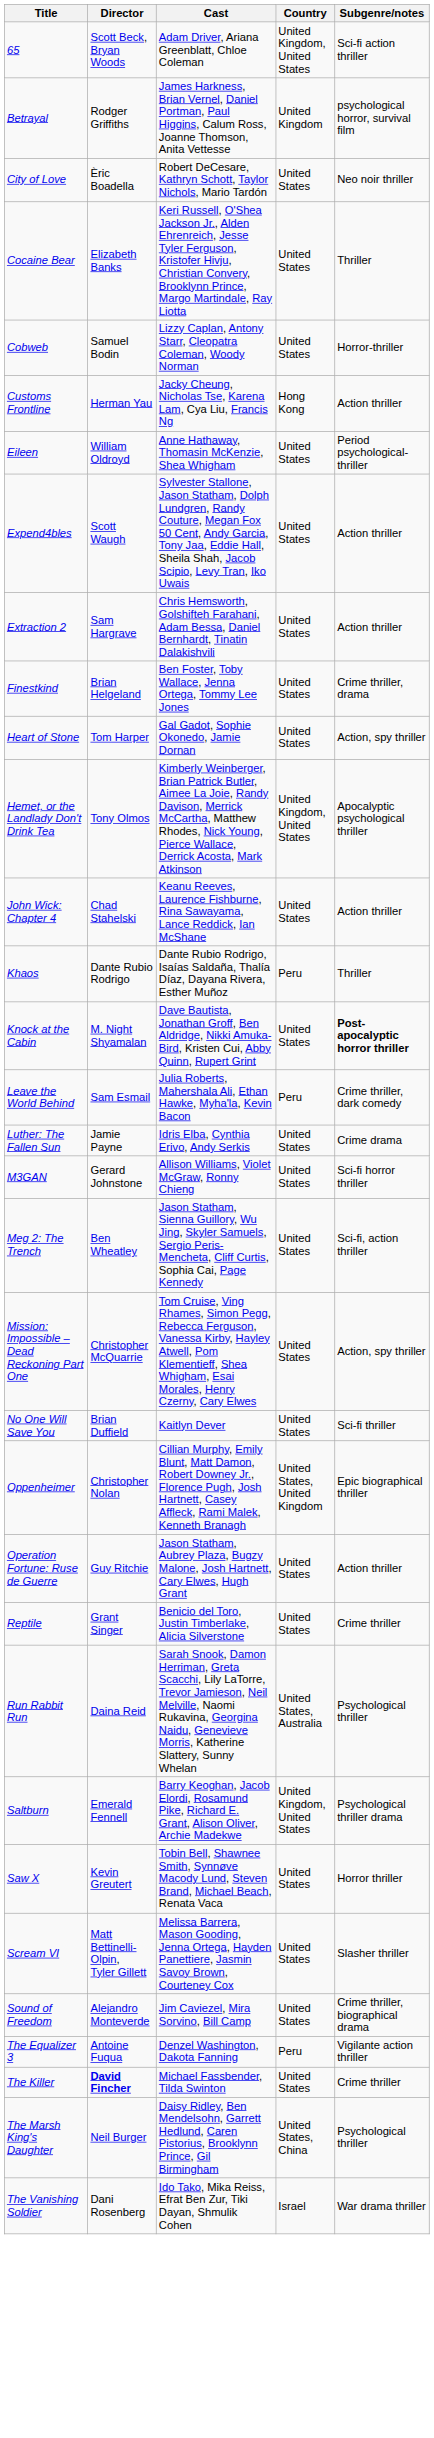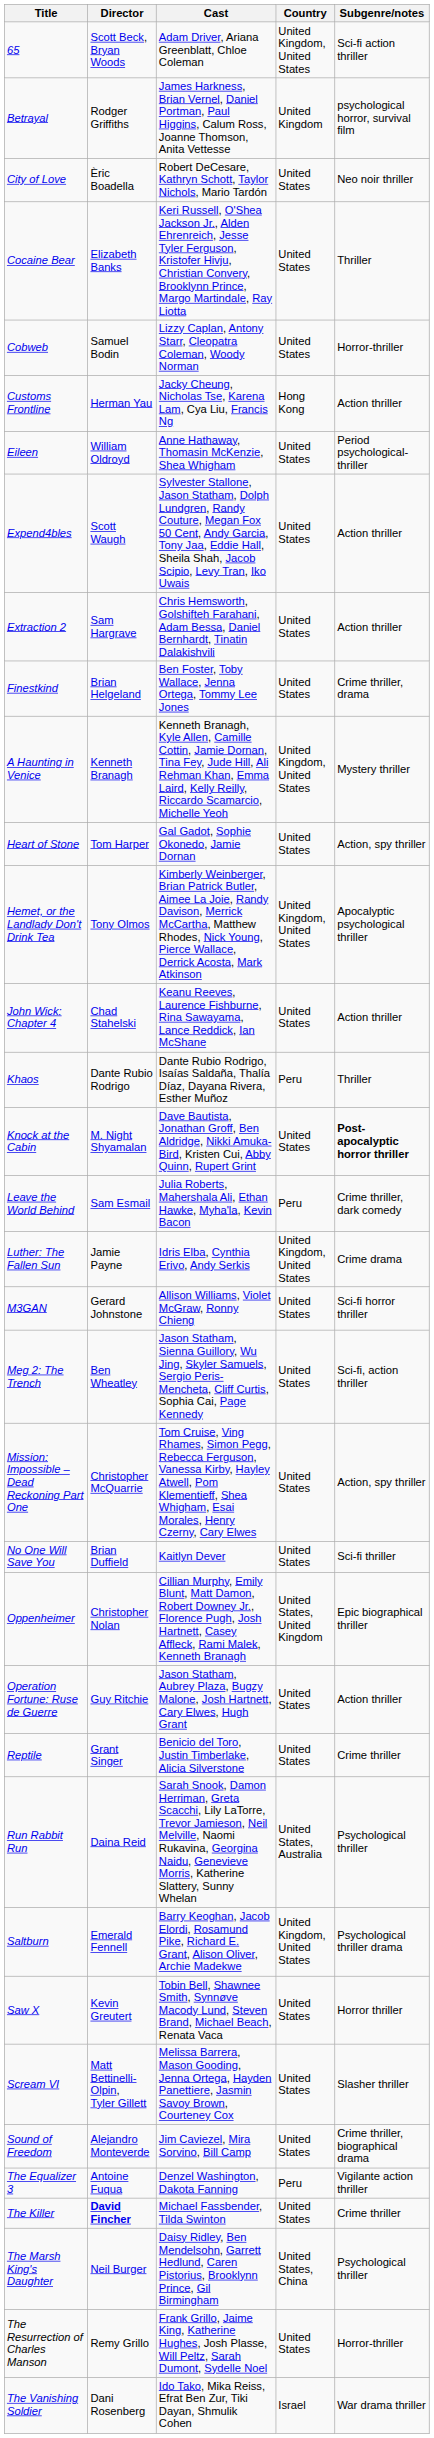+ row: (40, 769)
(294, 1140) United States -> (302, 1259) United Kingdom, United States
+ row: (45, 2343)
